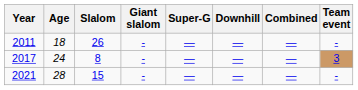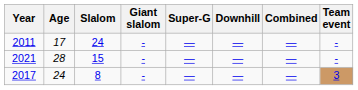(59, 42) 18 -> (59, 42) 17
(98, 42) 26 -> (98, 42) 24
rows swapped: (24, 59) <-> (24, 76)
